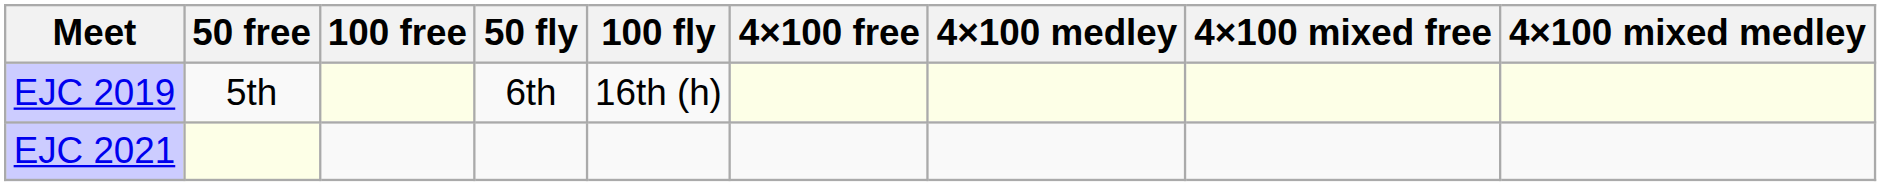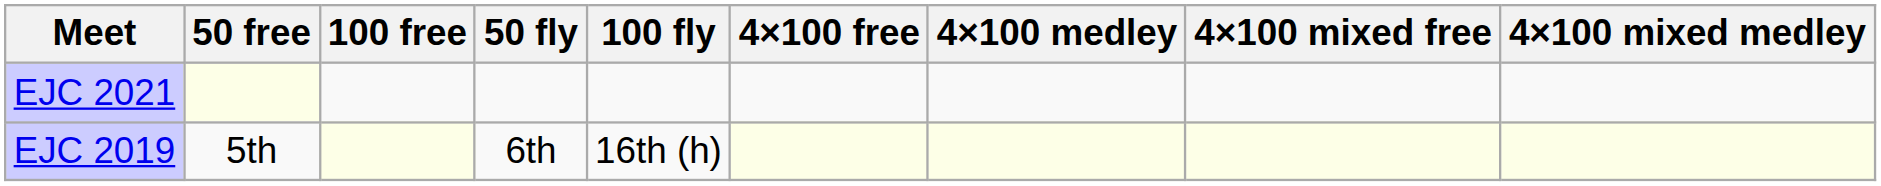rows swapped: (94, 92) <-> (94, 150)
